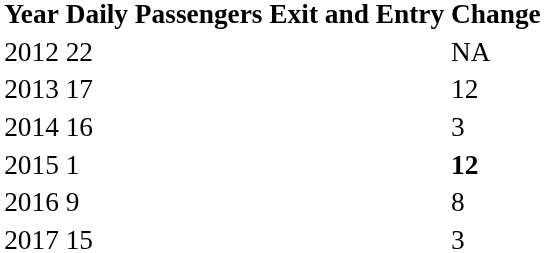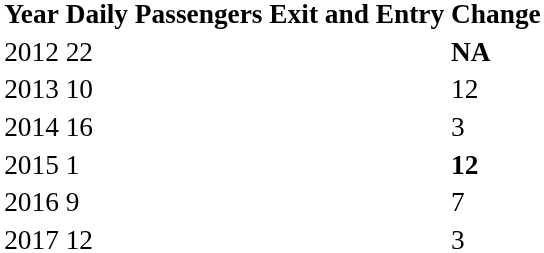(471, 51) normal -> (471, 51) bold
(79, 89) 17 -> (79, 89) 10
(458, 202) 8 -> (458, 202) 7
(79, 239) 15 -> (79, 239) 12
